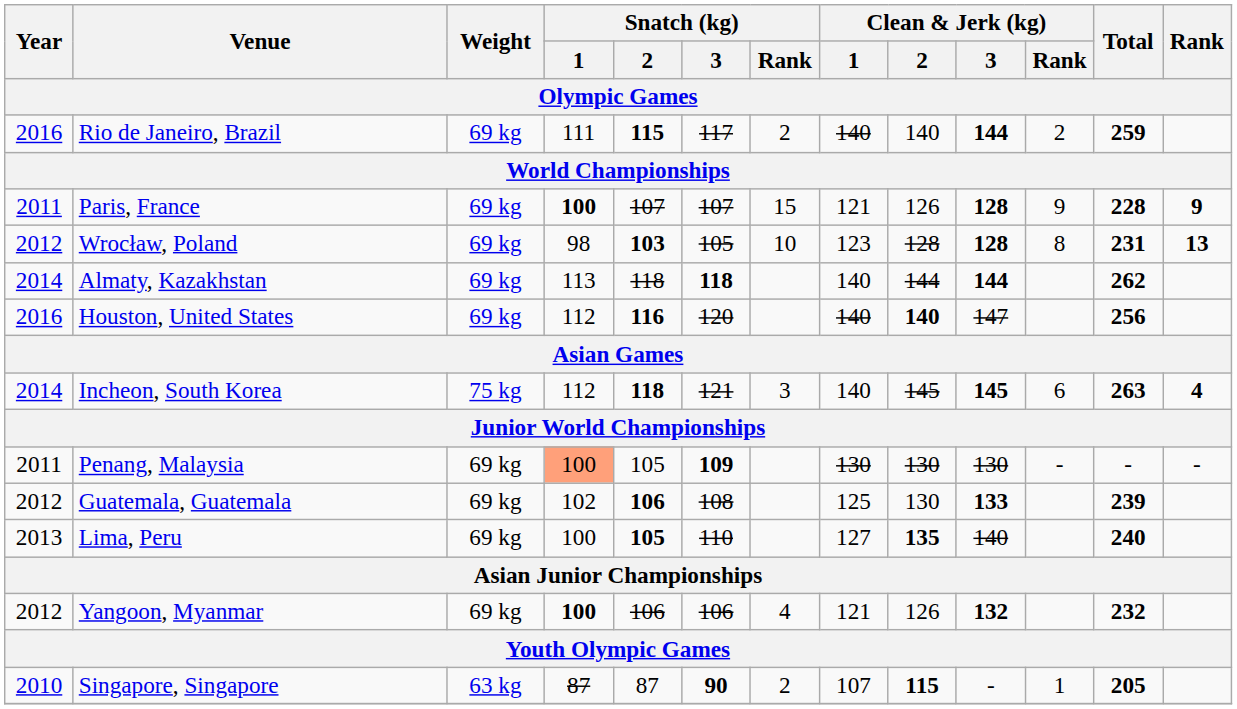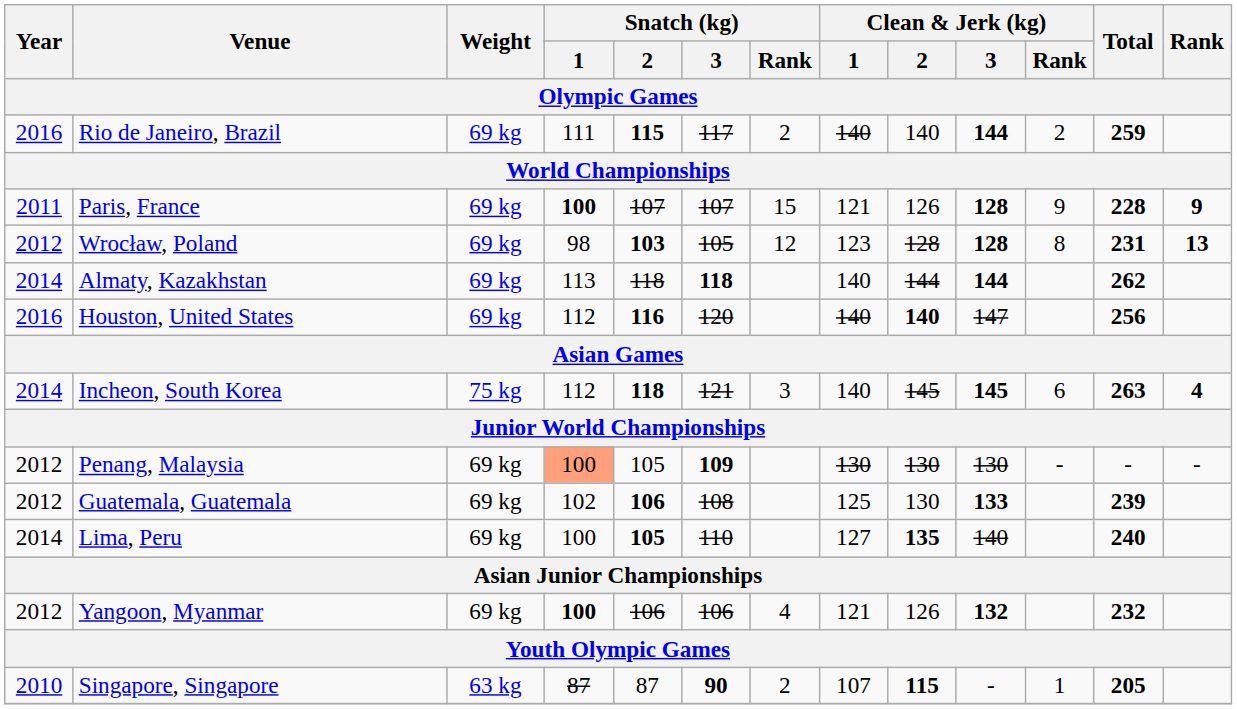(785, 243) 10 -> (785, 243) 12
(39, 464) 2011 -> (39, 464) 2012
(39, 538) 2013 -> (39, 538) 2014
